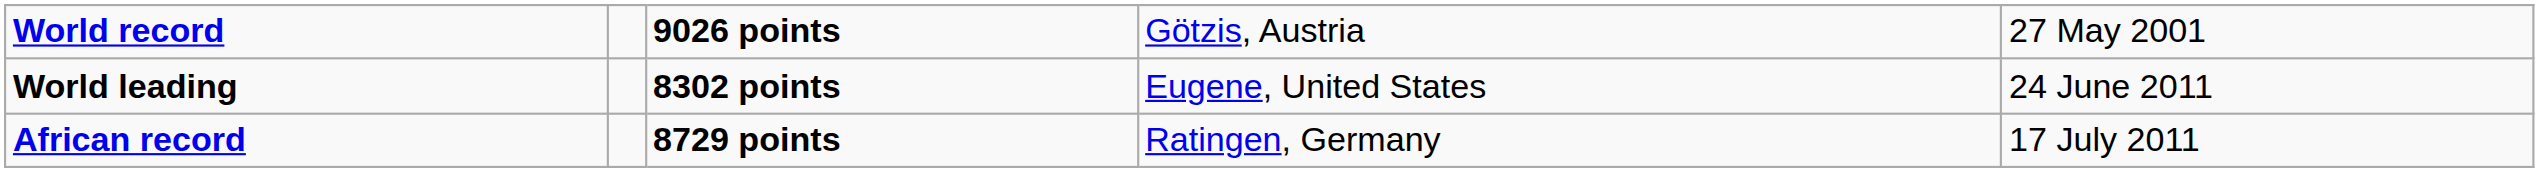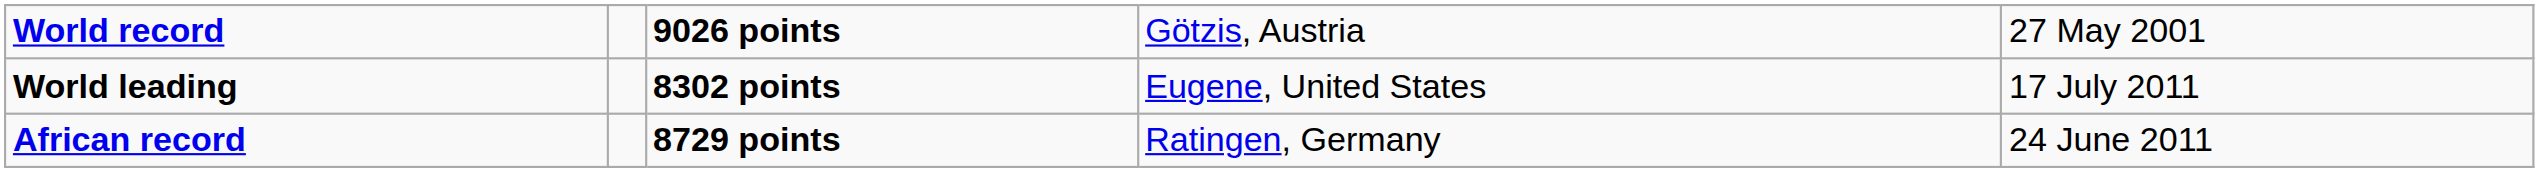(2111, 85) 24 June 2011 -> (2104, 85) 17 July 2011
(2104, 139) 17 July 2011 -> (2111, 139) 24 June 2011
